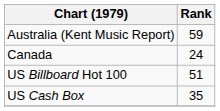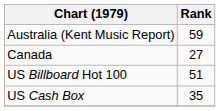(196, 55) 24 -> (196, 55) 27
